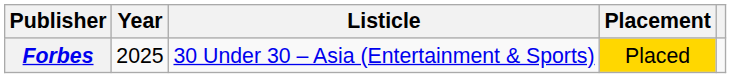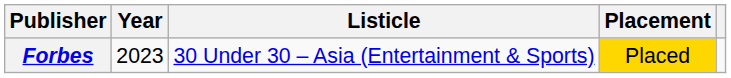(140, 55) 2025 -> (140, 55) 2023
